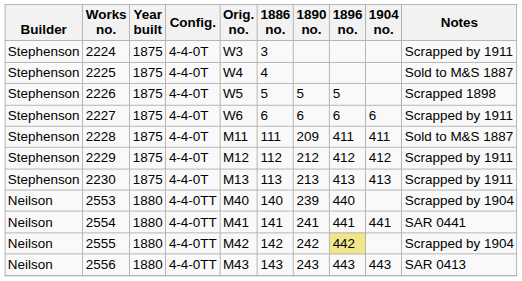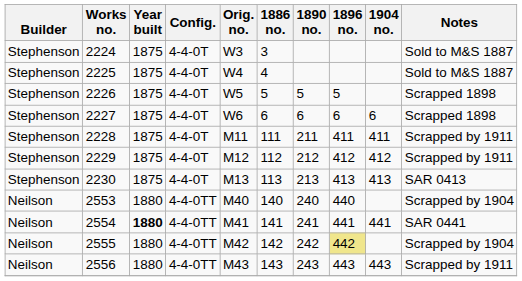(459, 51) Scrapped by 1911 -> (459, 51) Sold to M&S 1887
(459, 115) Scrapped by 1911 -> (450, 115) Scrapped 1898
(308, 136) 209 -> (307, 136) 211
(459, 136) Sold to M&S 1887 -> (459, 136) Scrapped by 1911
(459, 179) Scrapped by 1911 -> (435, 179) SAR 0413
(308, 200) 239 -> (308, 200) 240
(148, 222) normal -> (148, 222) bold
(435, 264) SAR 0413 -> (459, 264) Scrapped by 1911
